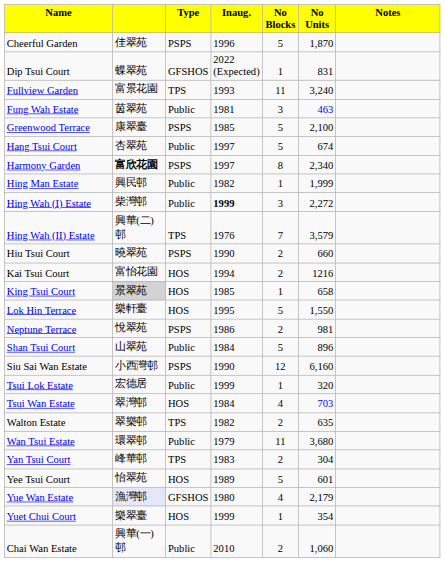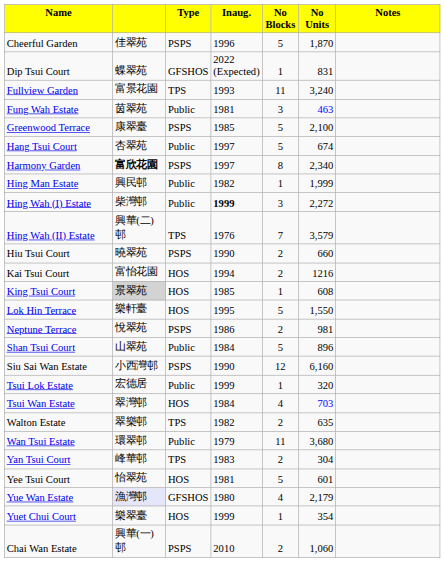(325, 291) 658 -> (325, 291) 608
(224, 479) 1989 -> (224, 479) 1981
(181, 549) Public -> (180, 549) PSPS
